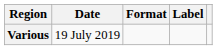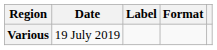columns swapped: (146, 14) <-> (188, 14)
